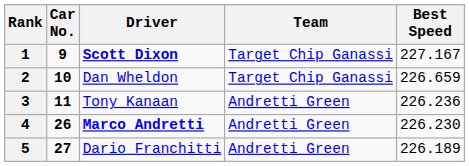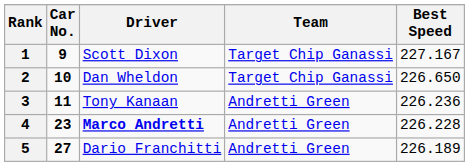(130, 56) bold -> (130, 56) normal
(430, 80) 226.659 -> (430, 80) 226.650
(63, 126) 26 -> (63, 126) 23
(430, 126) 226.230 -> (430, 126) 226.228
